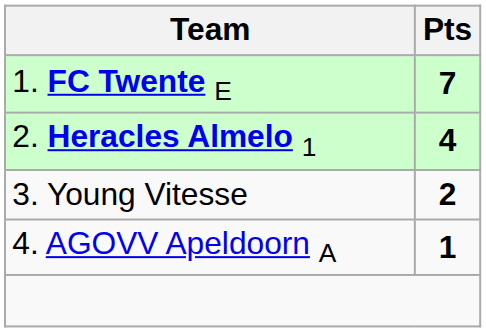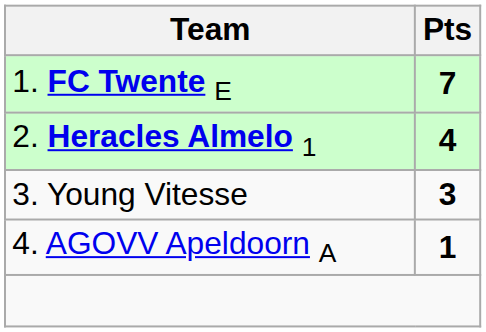(448, 193) 2 -> (448, 193) 3
